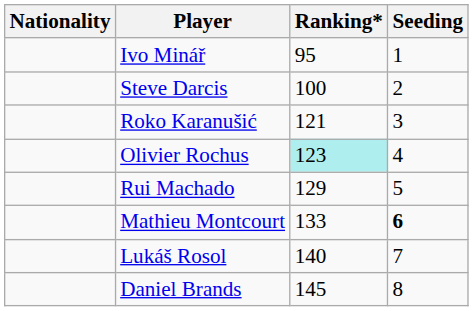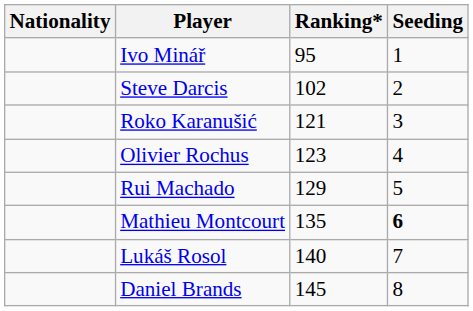(311, 88) 100 -> (311, 88) 102
(311, 155) paleturquoise background -> (311, 155) no background
(311, 222) 133 -> (311, 222) 135
